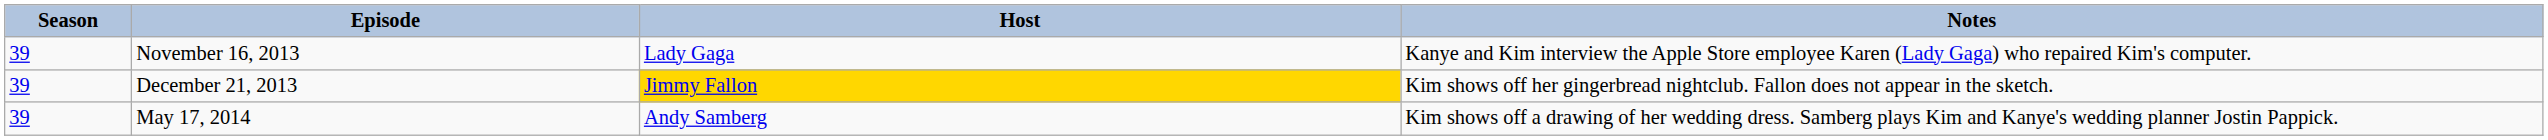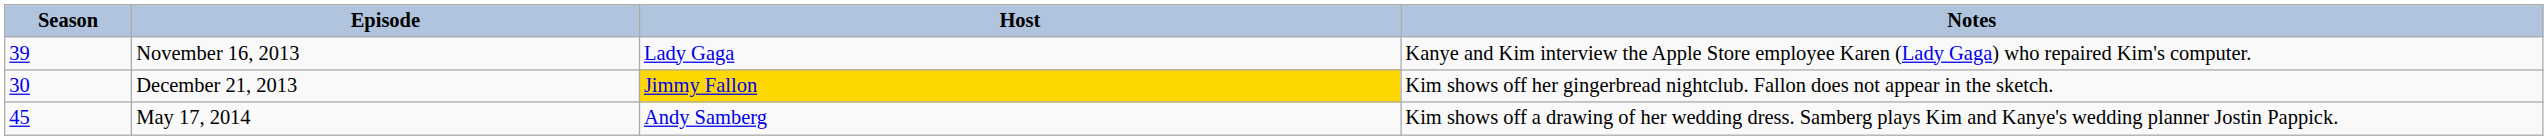(20, 85) 39 -> (20, 85) 30
(20, 118) 39 -> (20, 118) 45
